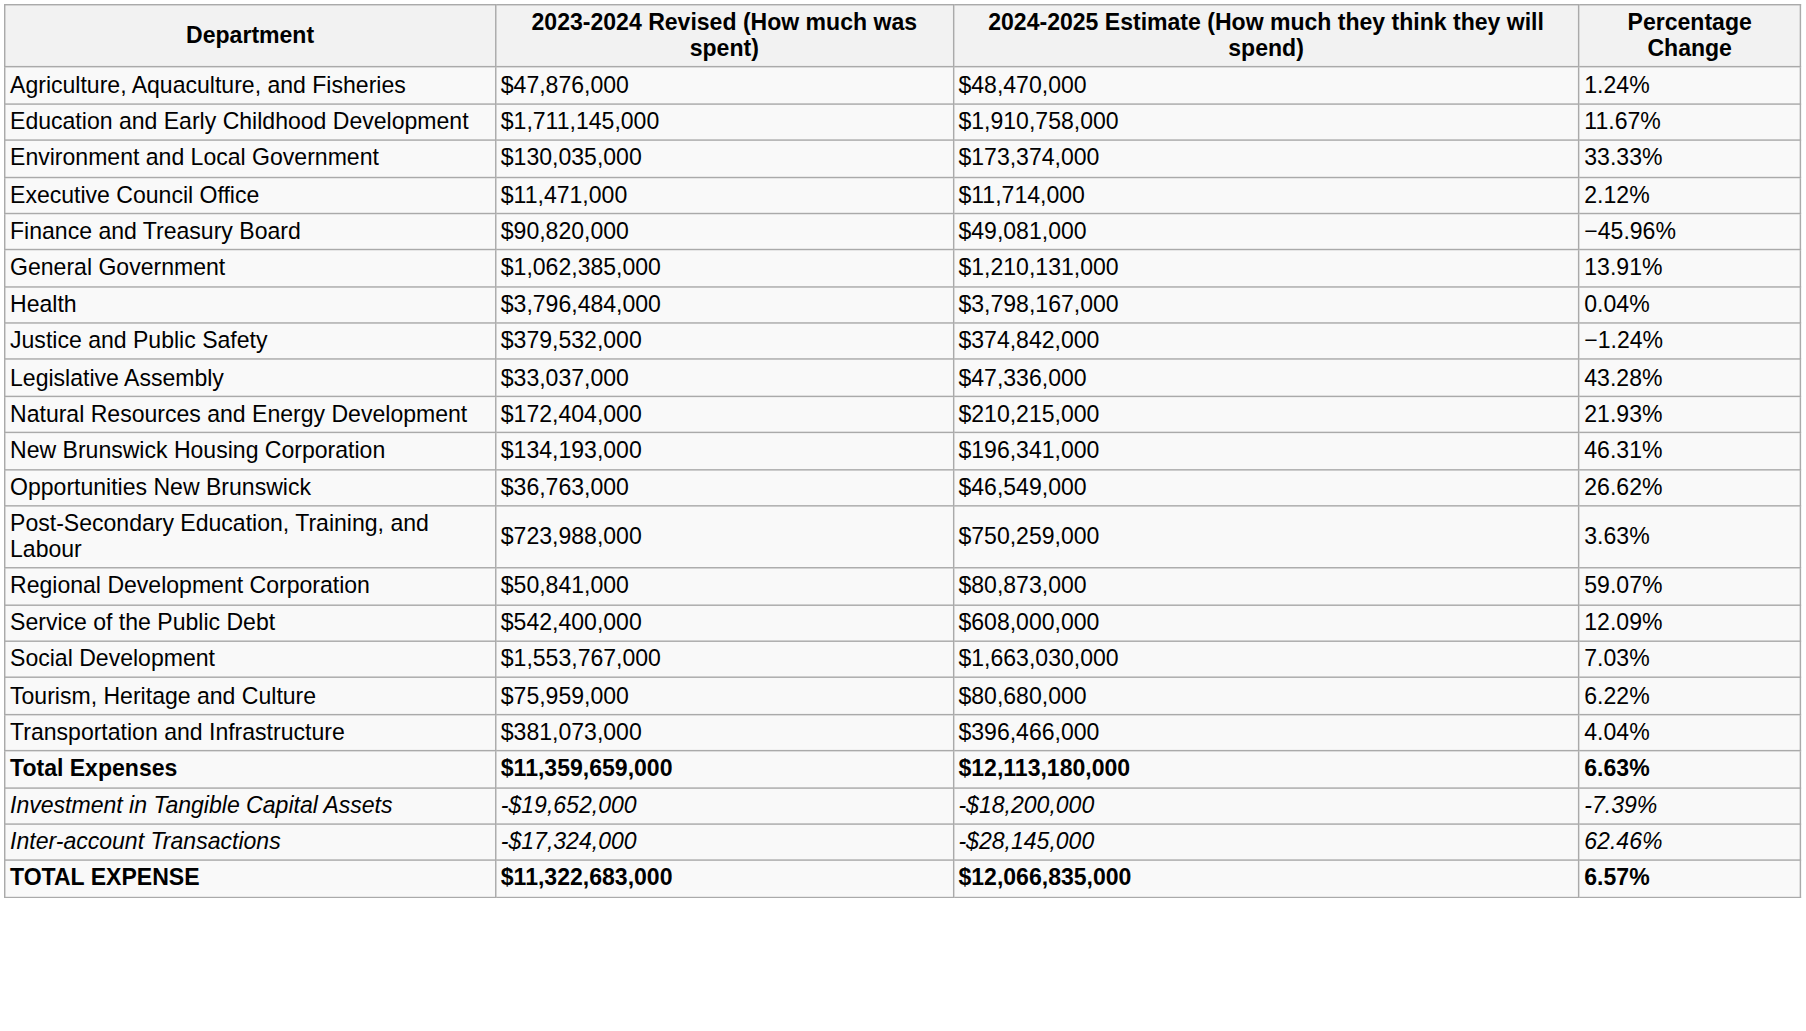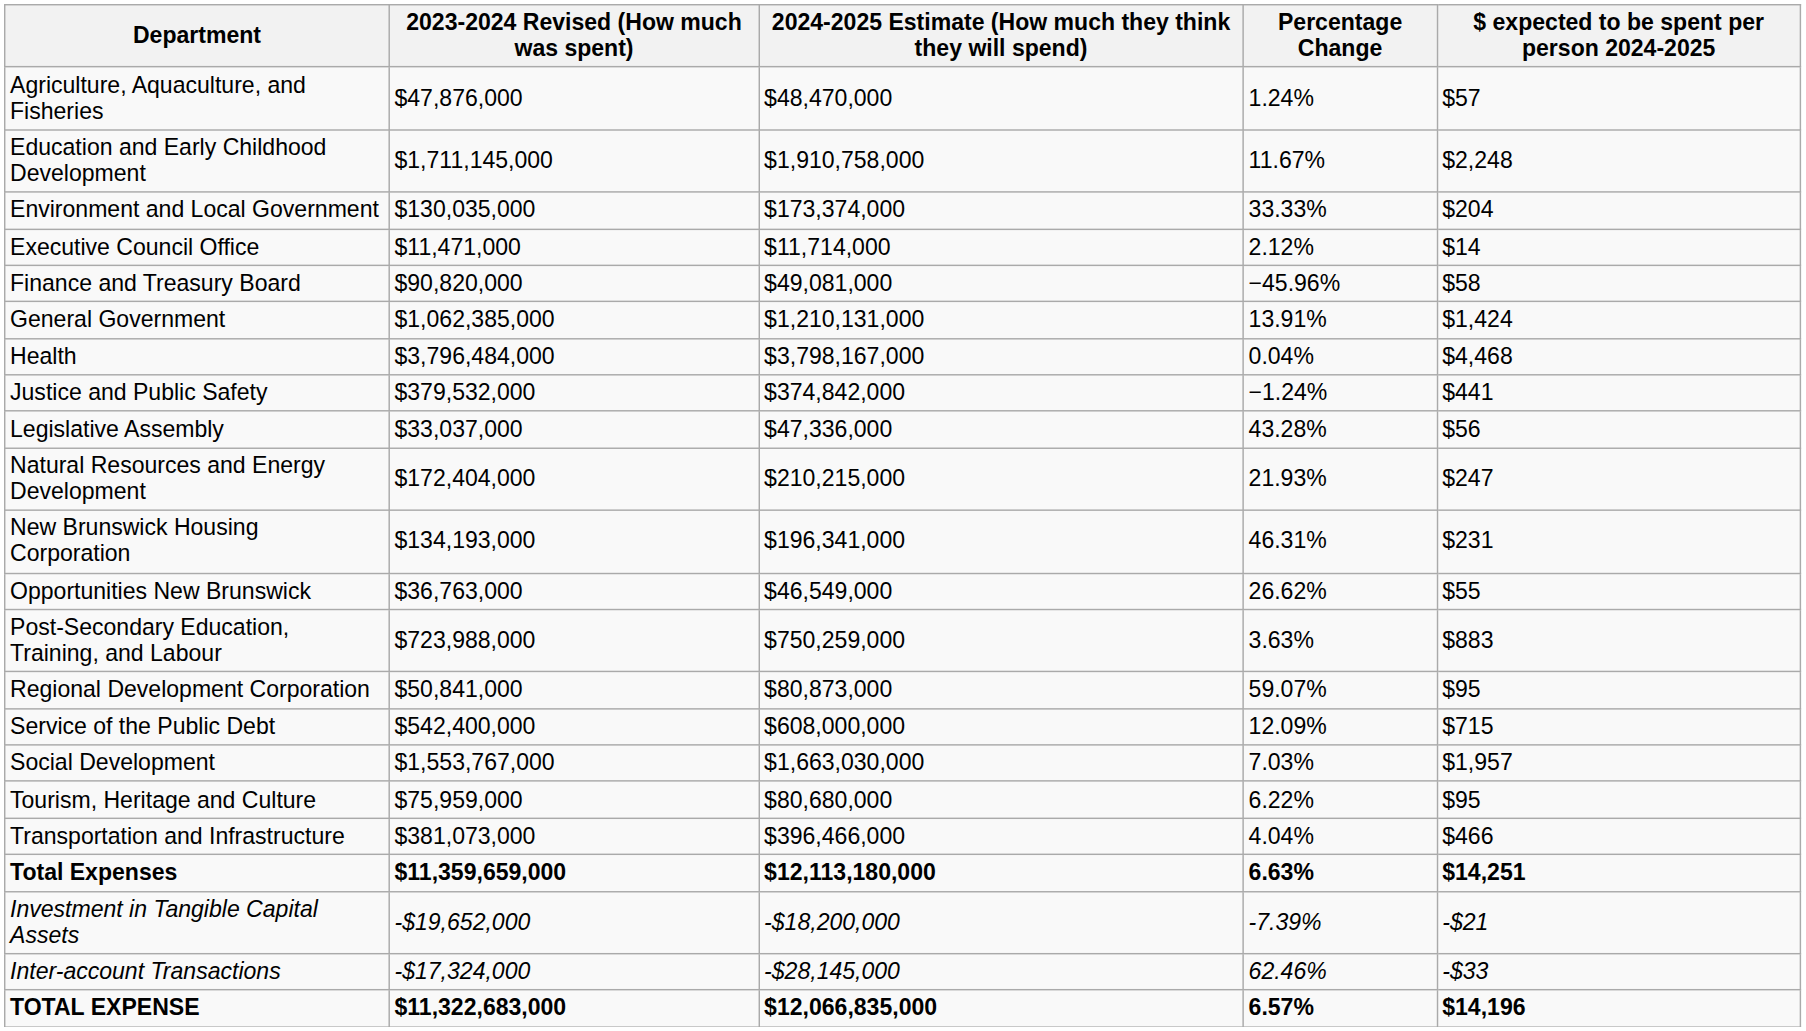+ column: (1619, 35)
